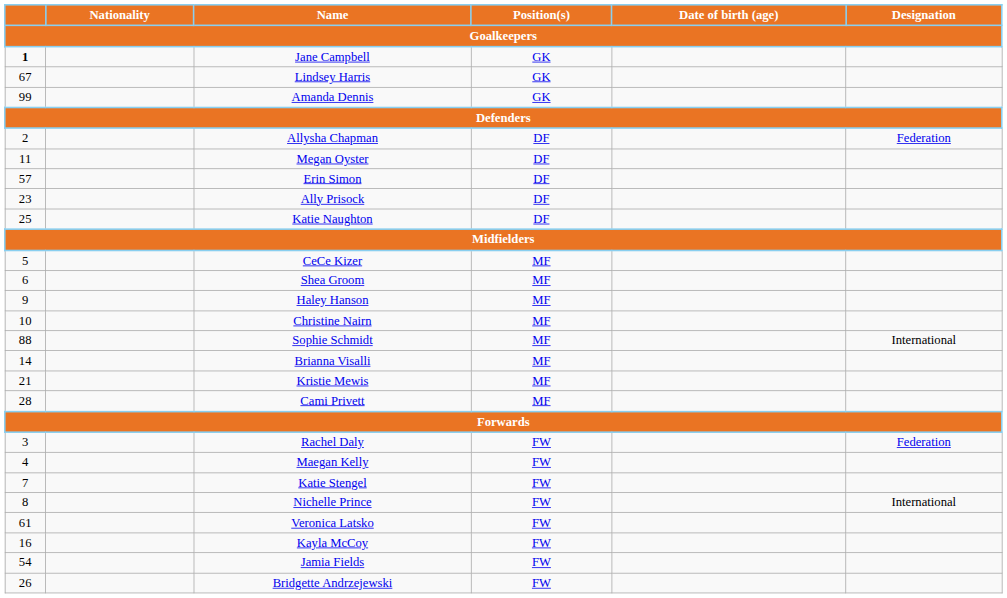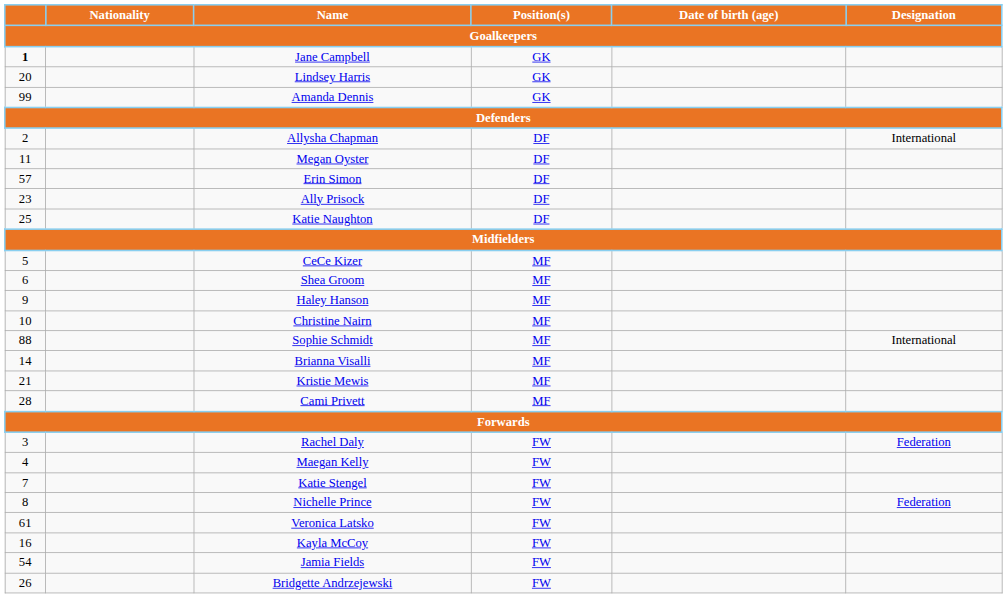(25, 77) 67 -> (25, 77) 20
(924, 138) Federation -> (924, 138) International
(924, 502) International -> (924, 502) Federation
